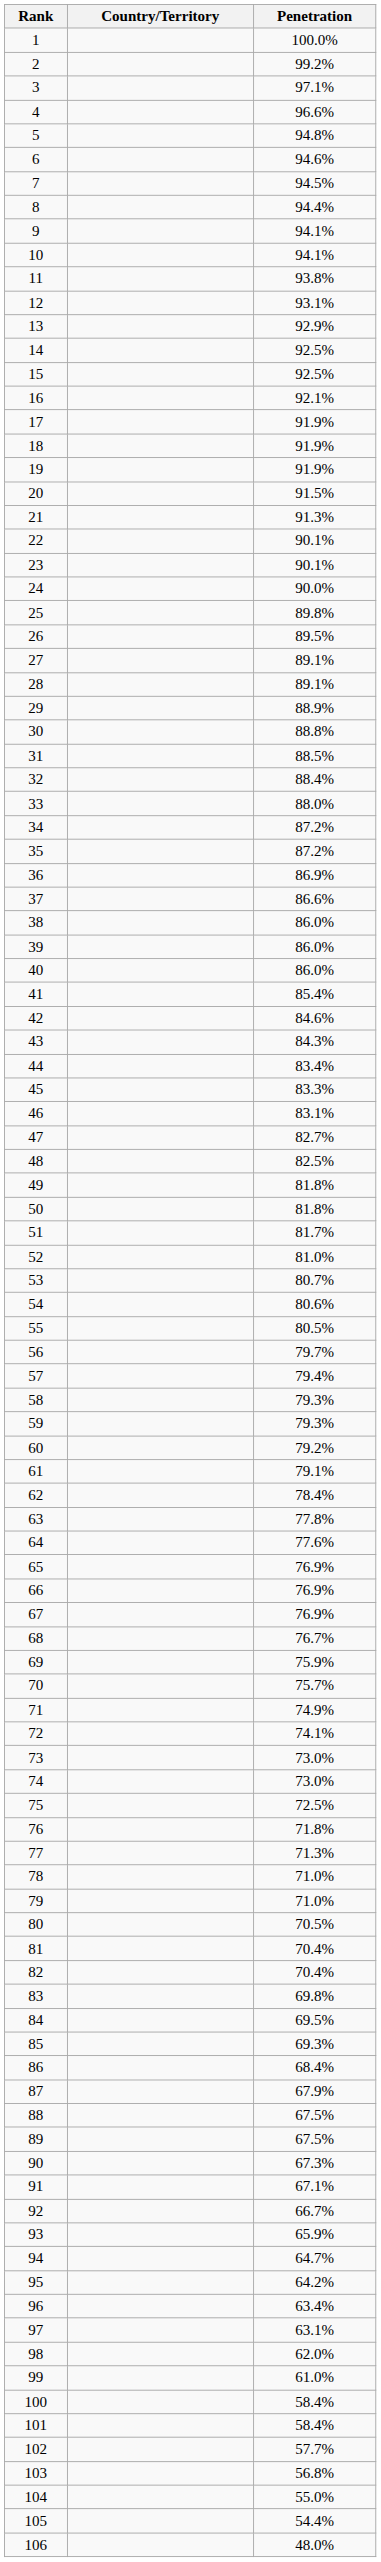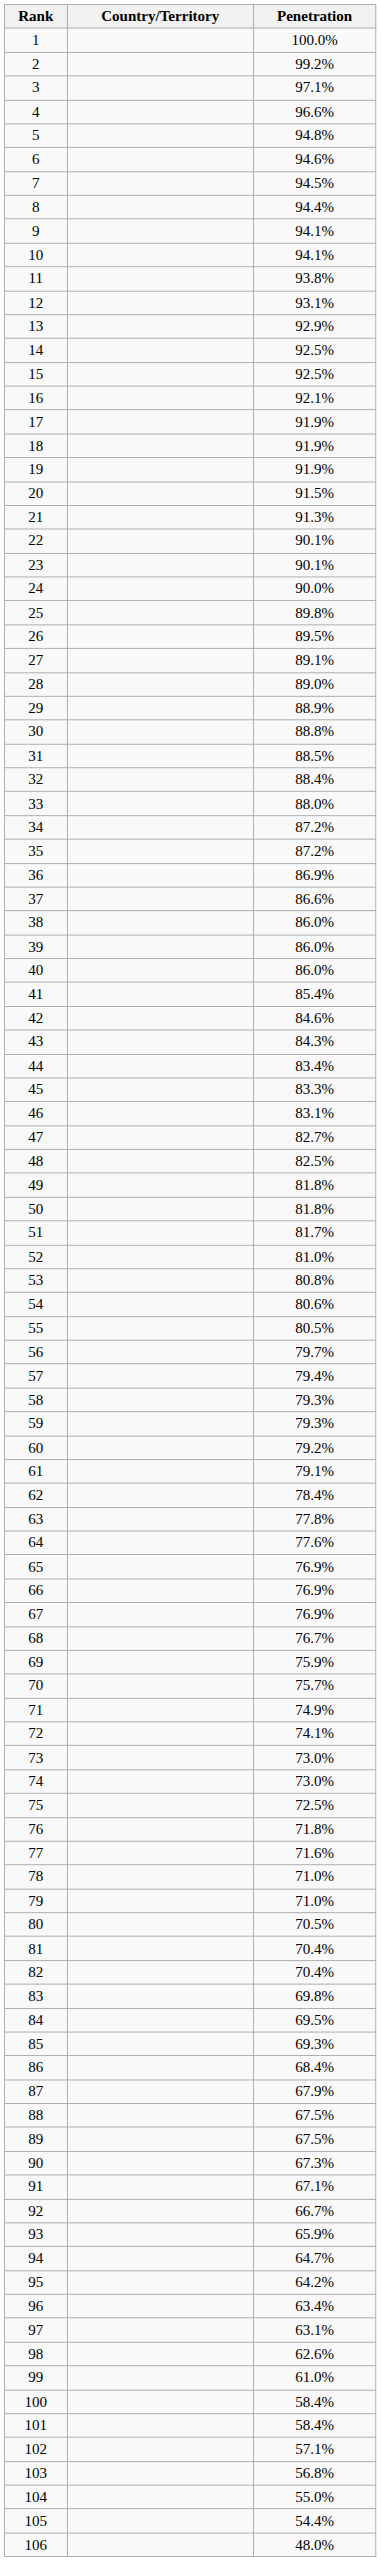(315, 684) 89.1% -> (315, 684) 89.0%
(315, 1280) 80.7% -> (315, 1280) 80.8%
(315, 1853) 71.3% -> (315, 1853) 71.6%
(315, 2353) 62.0% -> (315, 2353) 62.6%
(315, 2449) 57.7% -> (315, 2449) 57.1%
